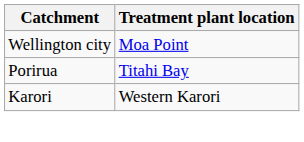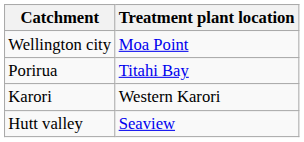+ row: (46, 123)
